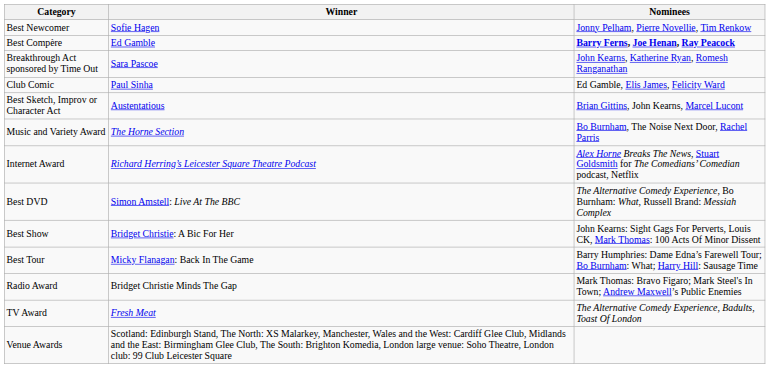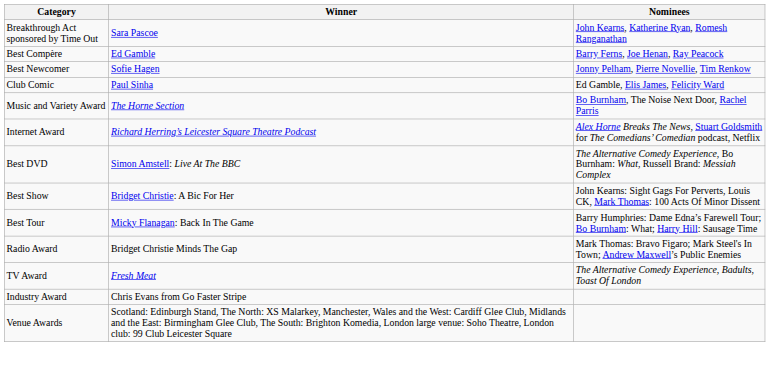rows swapped: (38, 27) <-> (52, 64)
(656, 43) bold -> (650, 54) normal
- row: (52, 106)
+ row: (37, 296)
